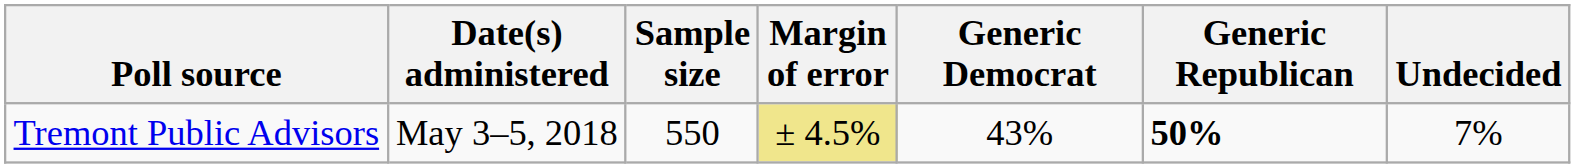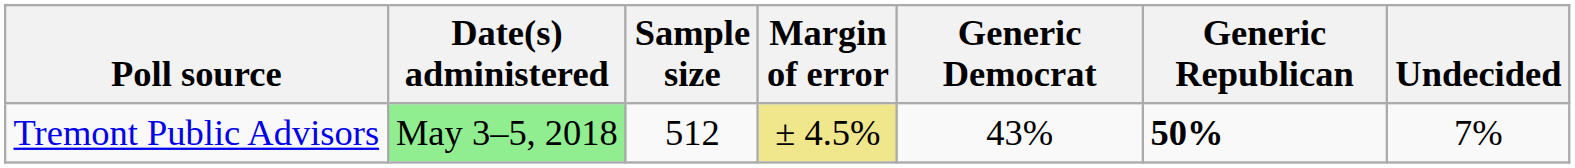(507, 132) no background -> (507, 132) lightgreen background
(692, 132) 550 -> (692, 132) 512
